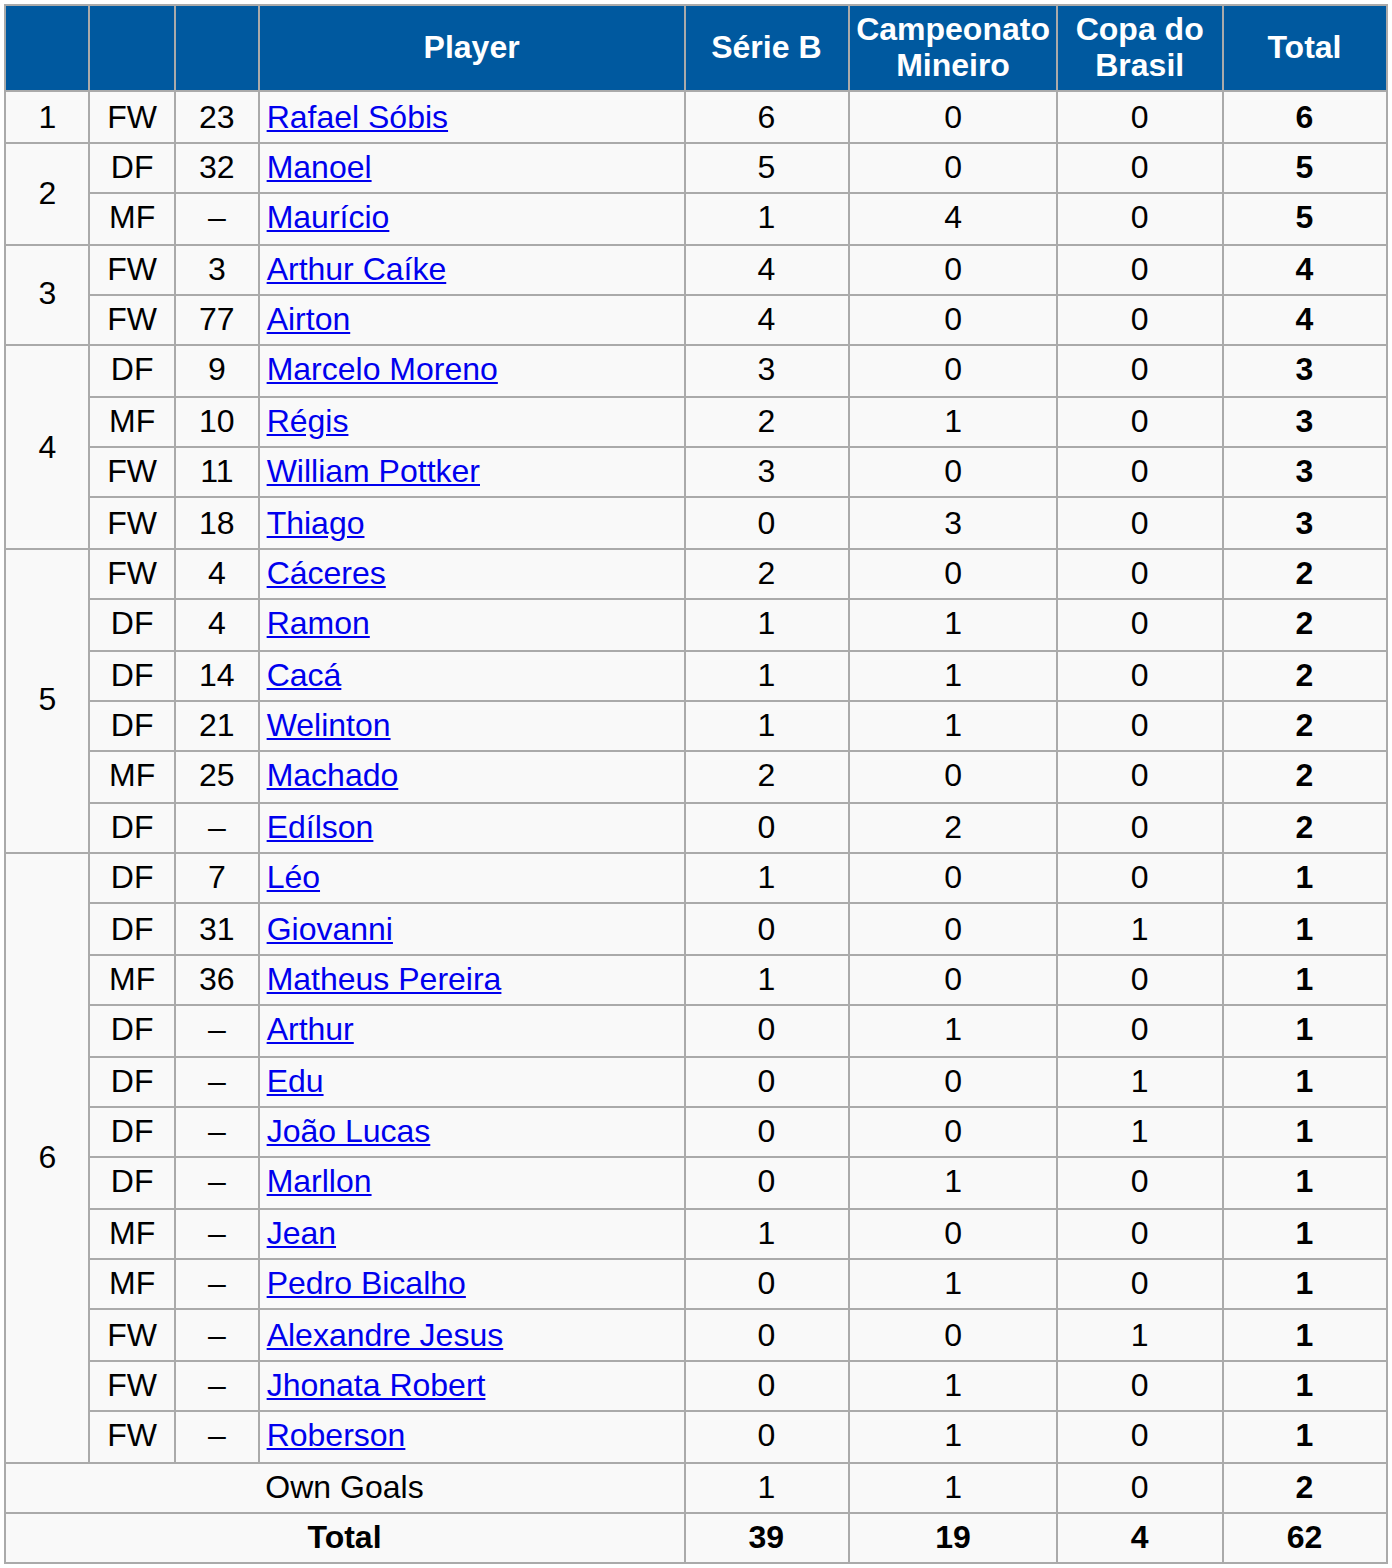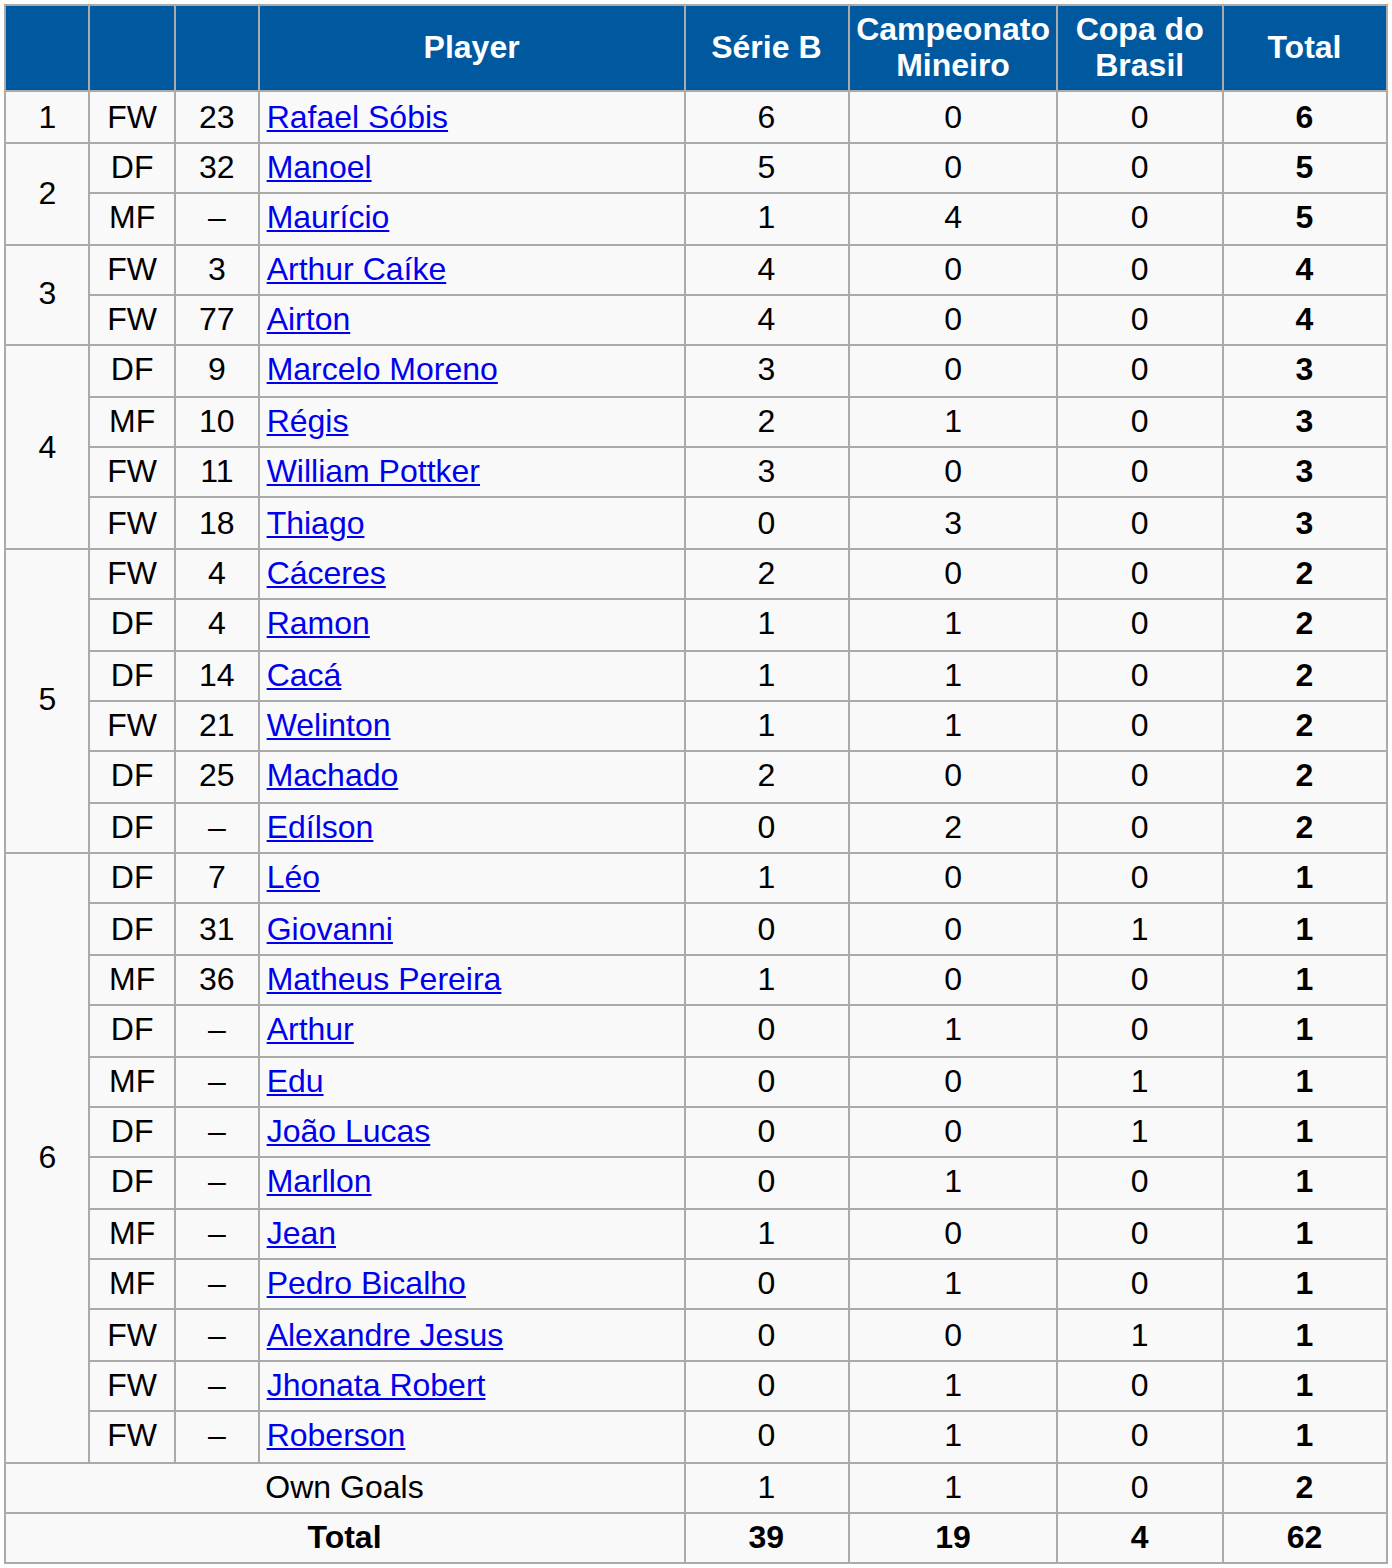(132, 725) DF -> (132, 725) FW
(132, 776) MF -> (132, 776) DF
(132, 1080) DF -> (132, 1080) MF
